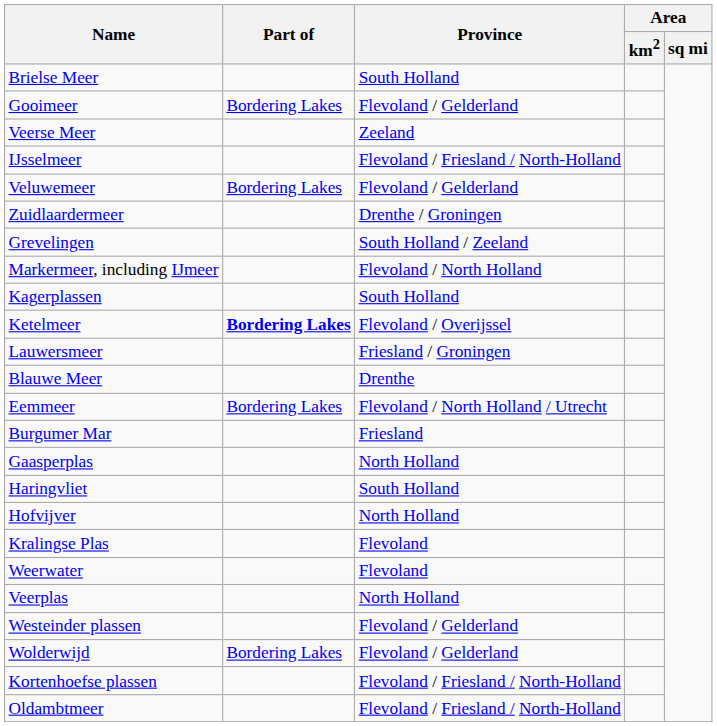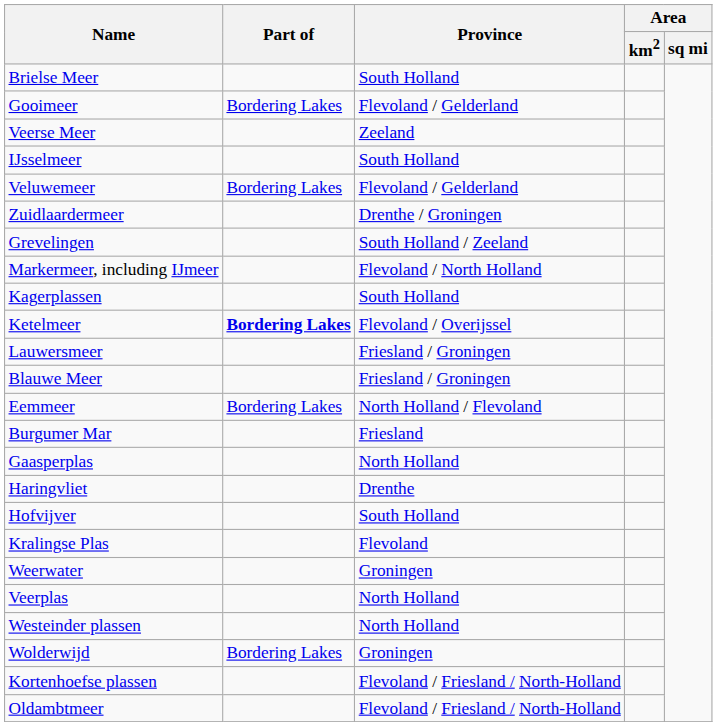(490, 159) Flevoland / Friesland / North-Holland -> (409, 159) South Holland
(387, 379) Drenthe -> (435, 379) Friesland / Groningen
(483, 406) Flevoland / North Holland / Utrecht -> (450, 406) North Holland / Flevoland
(409, 488) South Holland -> (387, 488) Drenthe
(409, 516) North Holland -> (409, 516) South Holland
(393, 570) Flevoland -> (396, 570) Groningen
(438, 625) Flevoland / Gelderland -> (409, 625) North Holland
(438, 653) Flevoland / Gelderland -> (396, 653) Groningen
